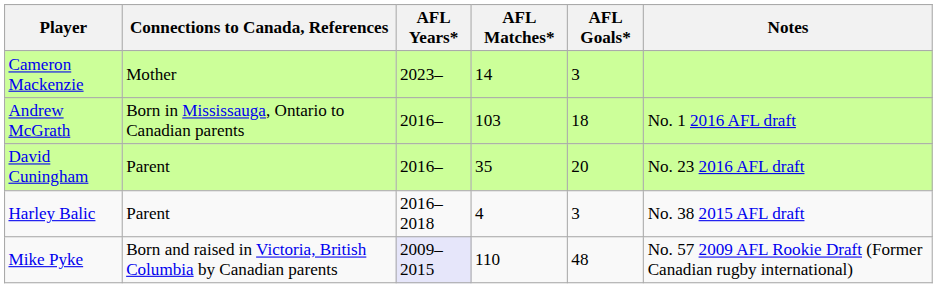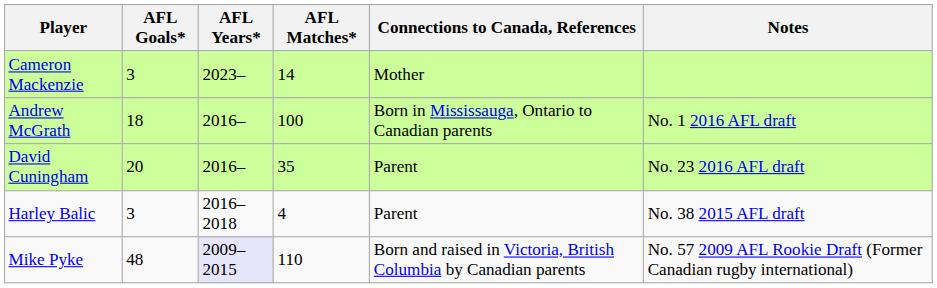columns swapped: (259, 27) <-> (606, 27)
(488, 120) 103 -> (290, 120) 100
